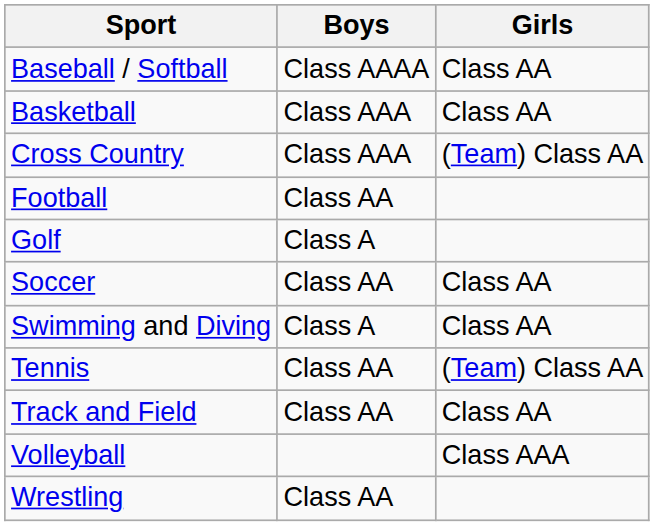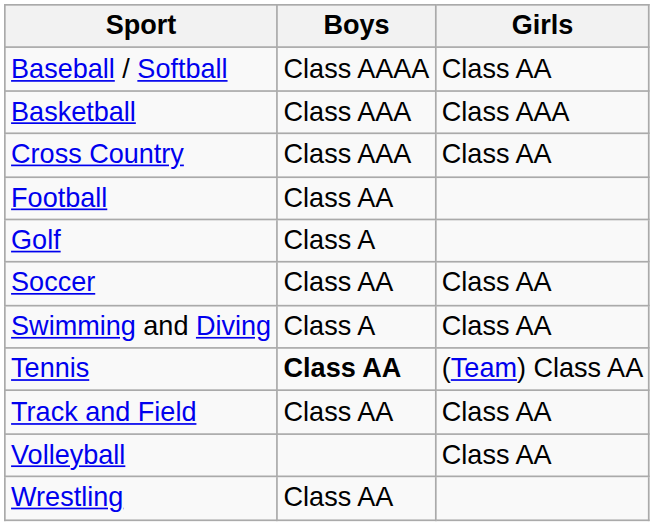(497, 111) Class AA -> (506, 111) Class AAA
(542, 154) (Team) Class AA -> (497, 154) Class AA
(338, 369) normal -> (342, 369) bold
(506, 454) Class AAA -> (497, 454) Class AA
